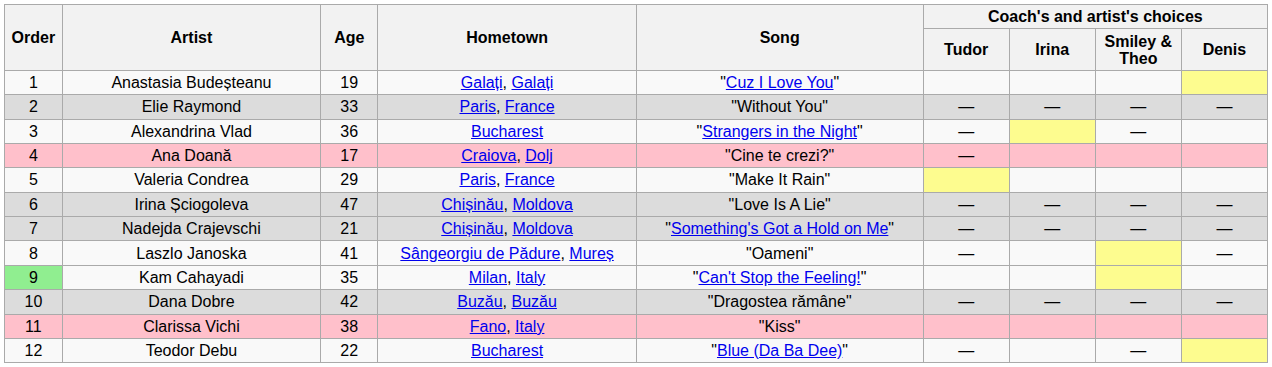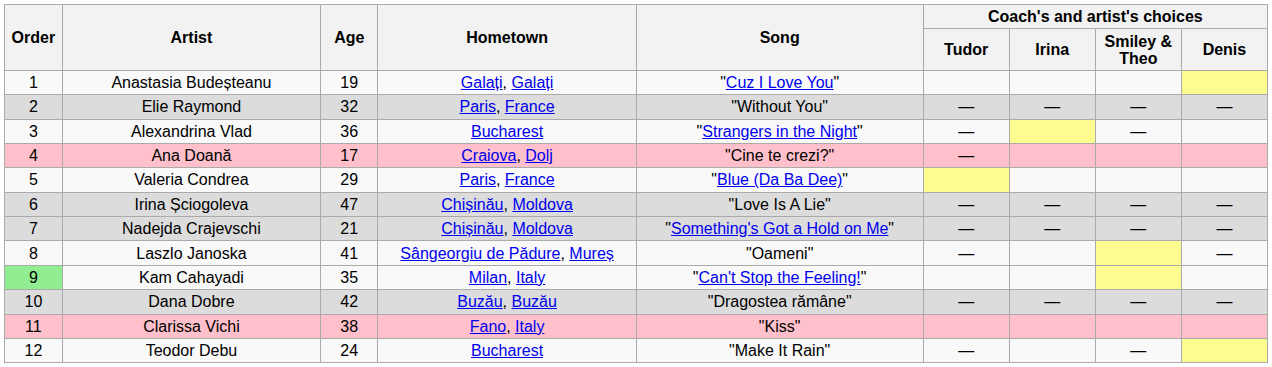(349, 107) 33 -> (349, 107) 32
(780, 180) "Make It Rain" -> (780, 180) "Blue (Da Ba Dee)"
(349, 351) 22 -> (349, 351) 24
(780, 351) "Blue (Da Ba Dee)" -> (780, 351) "Make It Rain"
